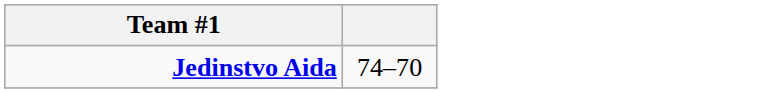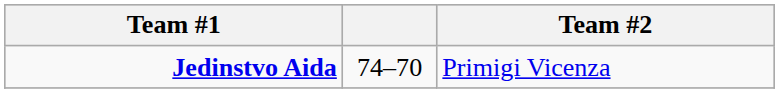+ column: (605, 25)
